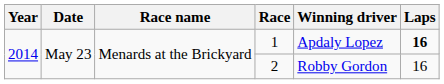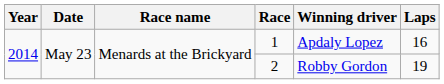(420, 41) bold -> (420, 41) normal
(420, 66) 16 -> (420, 66) 19
